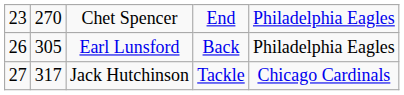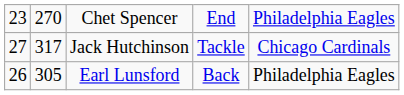rows swapped: (129, 47) <-> (129, 75)
